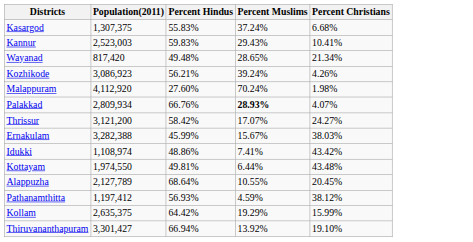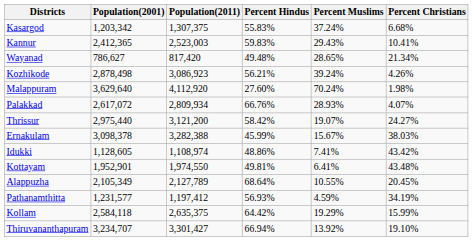+ column: (129, 12)
(253, 105) bold -> (329, 105) normal
(253, 120) 17.07% -> (329, 120) 19.07%
(250, 167) 6.44% -> (326, 167) 6.41%
(327, 197) 38.12% -> (403, 197) 34.19%
